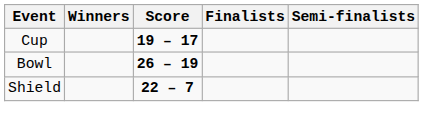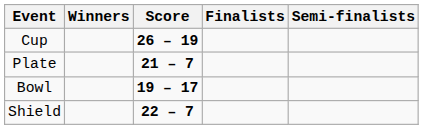(168, 40) 19 – 17 -> (168, 40) 26 – 19
+ row: (35, 64)
(168, 64) 26 – 19 -> (168, 88) 19 – 17
